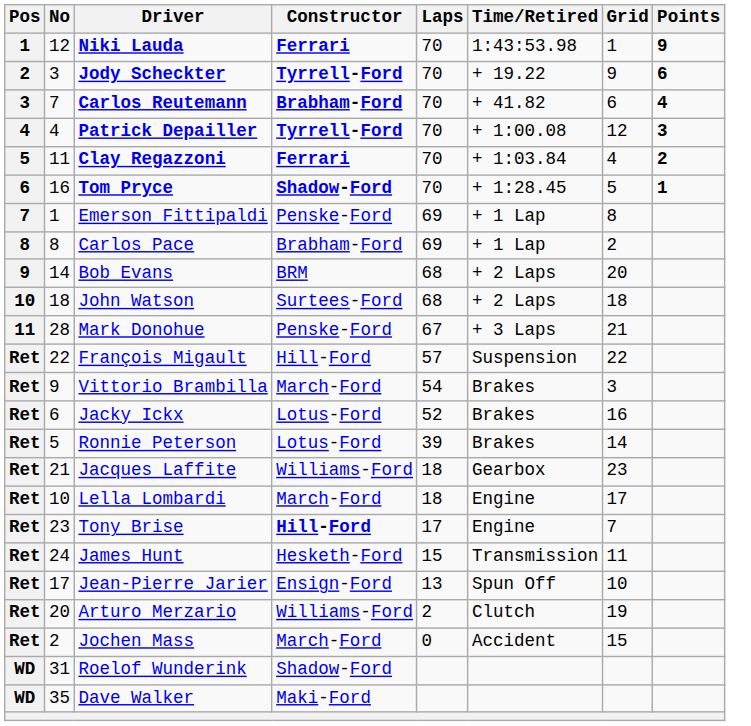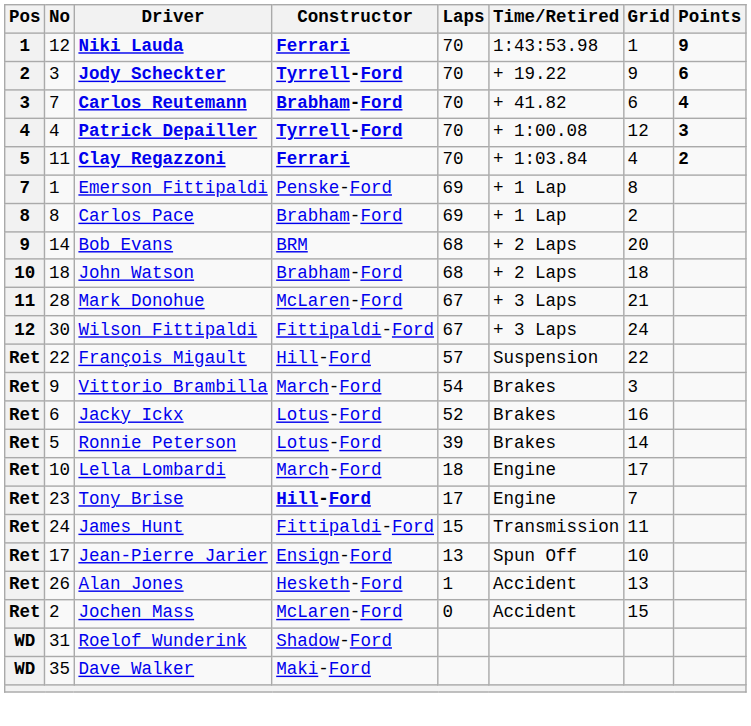- row: (126, 189)
(339, 302) Surtees-Ford -> (339, 274) Brabham-Ford
(334, 331) Penske-Ford -> (339, 302) McLaren-Ford
+ row: (168, 331)
- row: (157, 472)
(339, 557) Hesketh-Ford -> (355, 529) Fittipaldi-Ford
- row: (157, 614)
+ row: (131, 585)
(329, 642) March-Ford -> (339, 614) McLaren-Ford
